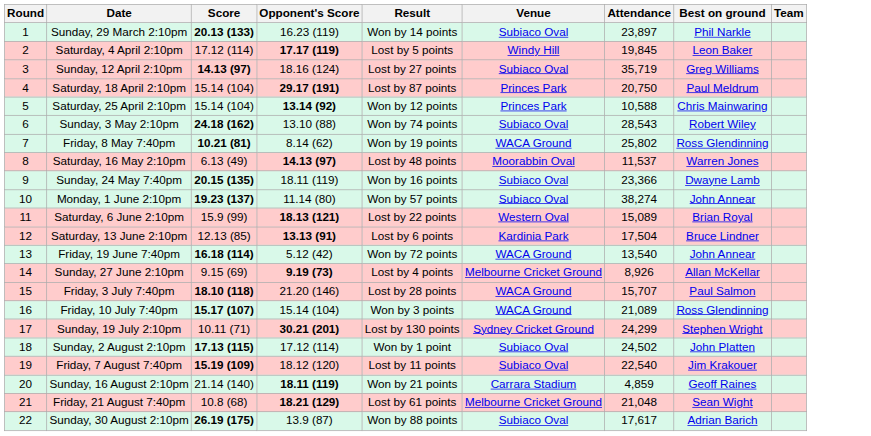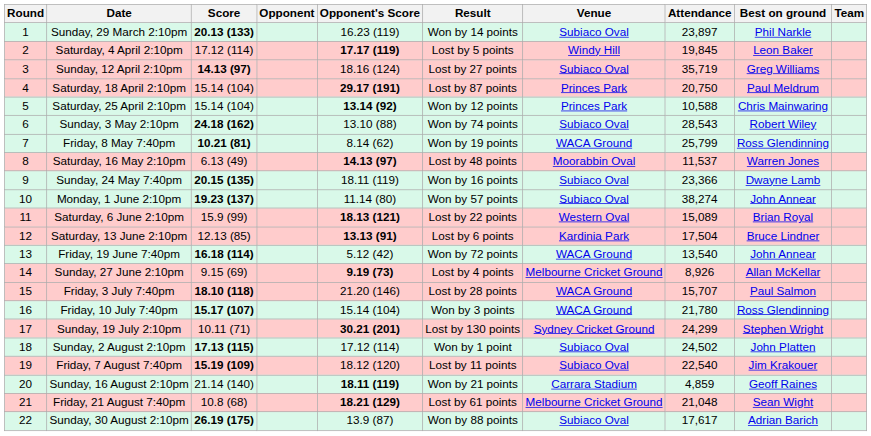+ column: (287, 13)
(639, 143) 25,802 -> (700, 143) 25,799
(639, 310) 21,089 -> (700, 310) 21,780
